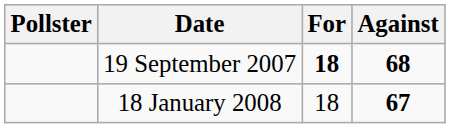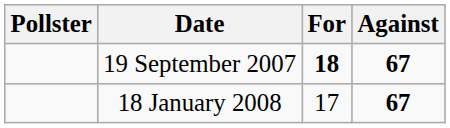(398, 63) 68 -> (398, 63) 67
(327, 102) 18 -> (327, 102) 17
